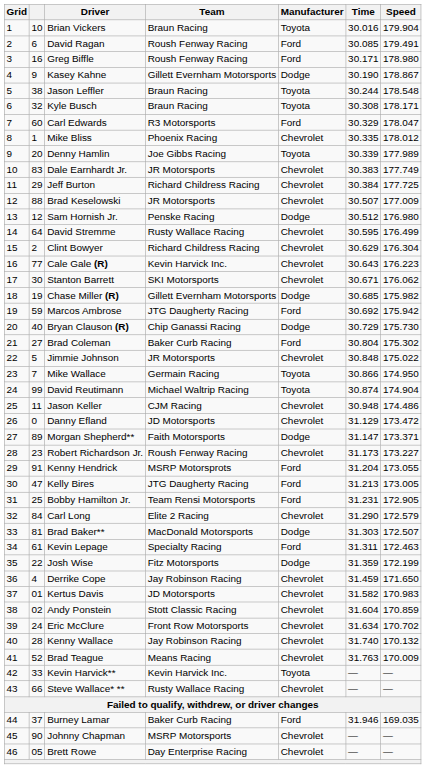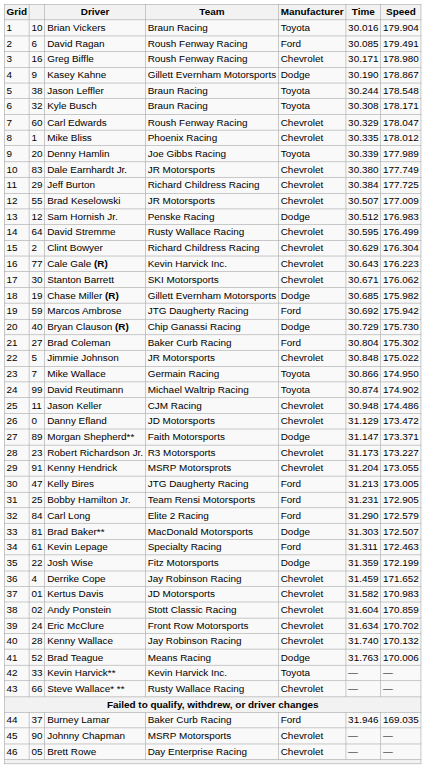(291, 59) Ford -> (302, 59) Chevrolet
(182, 122) R3 Motorsports -> (198, 122) Roush Fenway Racing
(291, 122) Ford -> (302, 122) Chevrolet
(363, 169) 30.383 -> (363, 169) 30.380
(37, 201) 88 -> (37, 201) 55
(401, 216) 176.980 -> (401, 216) 176.983
(401, 389) 174.904 -> (401, 389) 174.902
(198, 452) Roush Fenway Racing -> (182, 452) R3 Motorsports
(291, 468) Ford -> (302, 468) Chevrolet
(302, 515) Chevrolet -> (291, 515) Ford
(401, 578) 171.650 -> (401, 578) 171.652
(302, 657) Chevrolet -> (295, 657) Dodge
(401, 657) 170.009 -> (401, 657) 170.006
